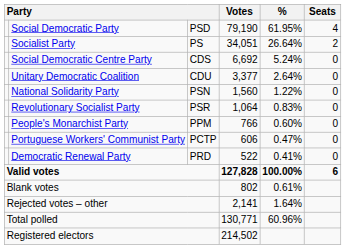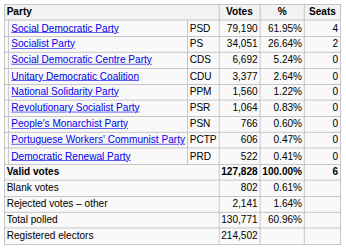(200, 92) PSN -> (201, 92) PPM
(201, 124) PPM -> (200, 124) PSN
